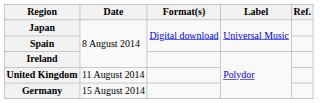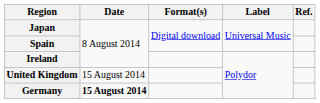(113, 75) 11 August 2014 -> (113, 75) 15 August 2014
(113, 91) normal -> (114, 91) bold
